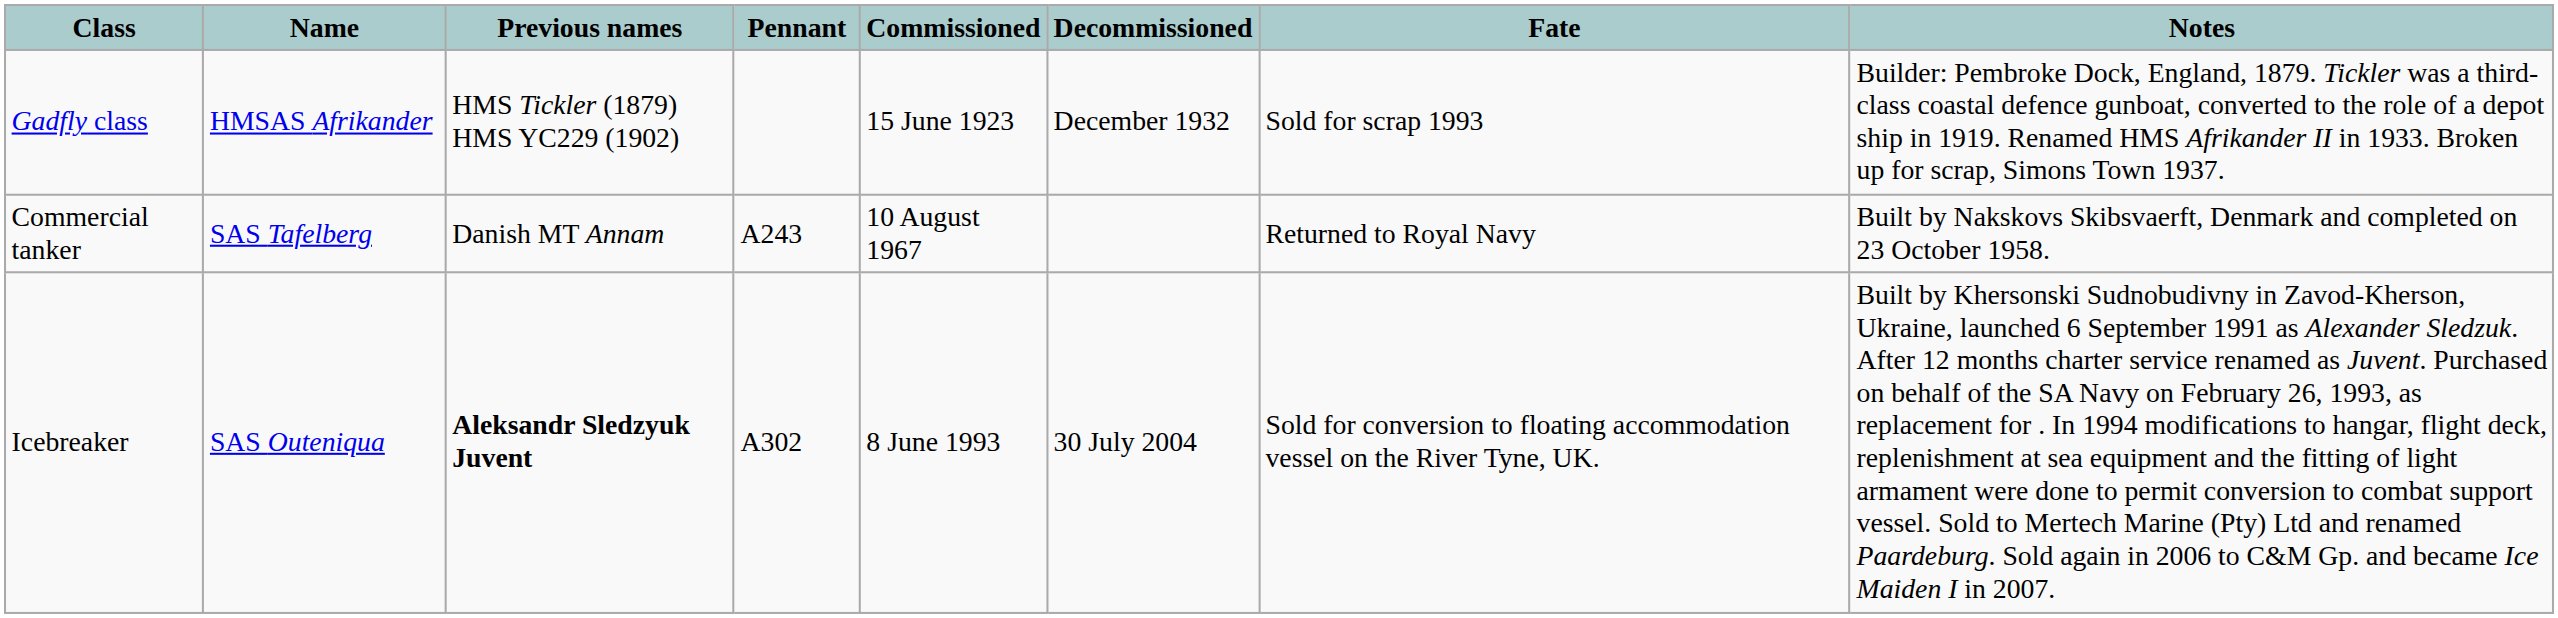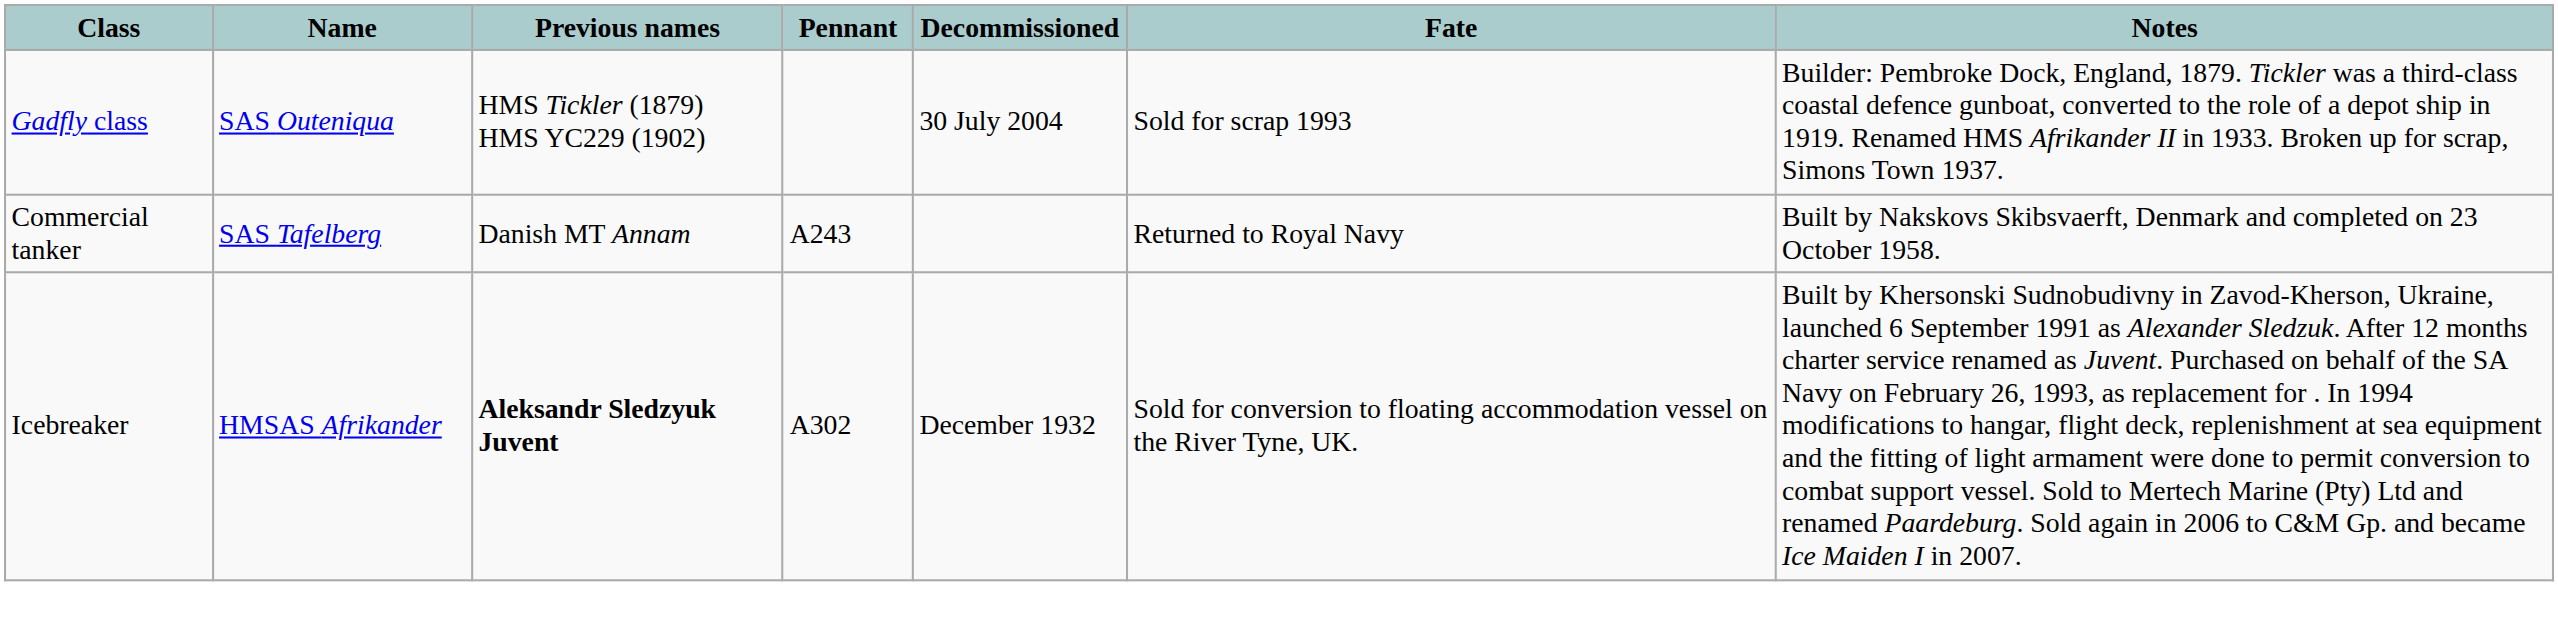- column: (953, 26)
(321, 121) HMSAS Afrikander -> (307, 121) SAS Outeniqua
(1142, 121) December 1932 -> (991, 121) 30 July 2004
(297, 441) SAS Outeniqua -> (330, 425) HMSAS Afrikander
(1125, 441) 30 July 2004 -> (1008, 425) December 1932
